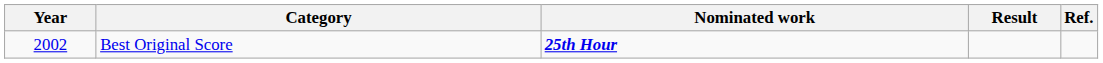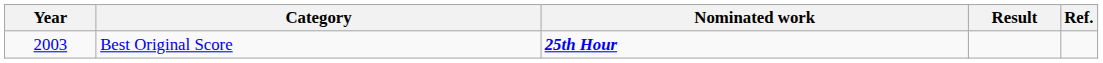(50, 44) 2002 -> (50, 44) 2003
